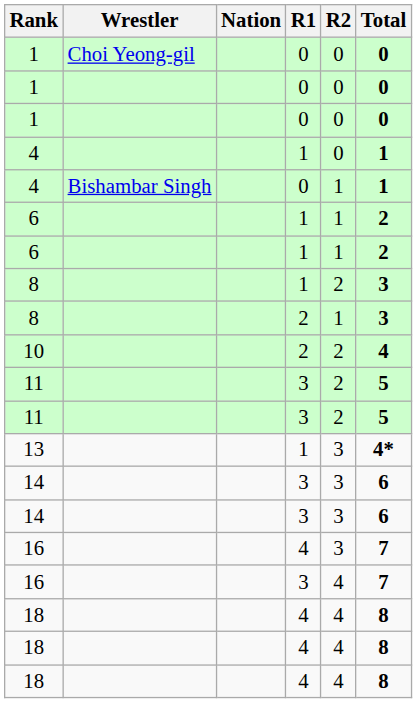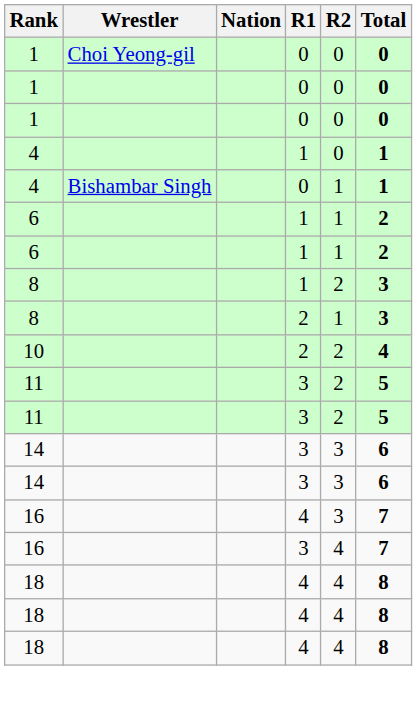- row: (34, 449)
